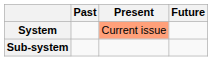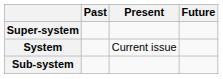+ row: (43, 30)
(134, 30) lightsalmon background -> (144, 47) no background
